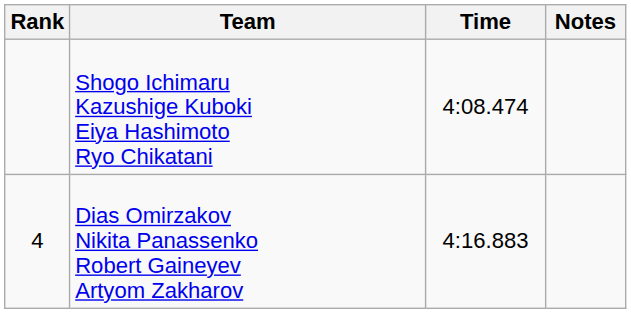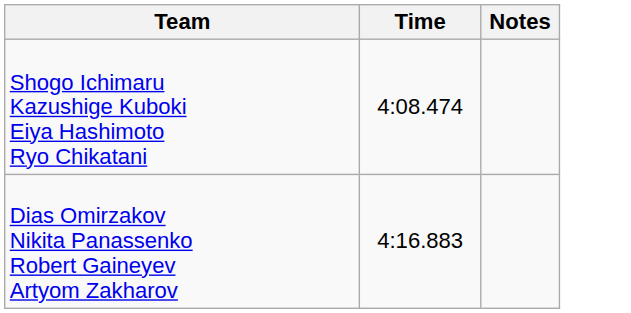- column: (37, 22)
